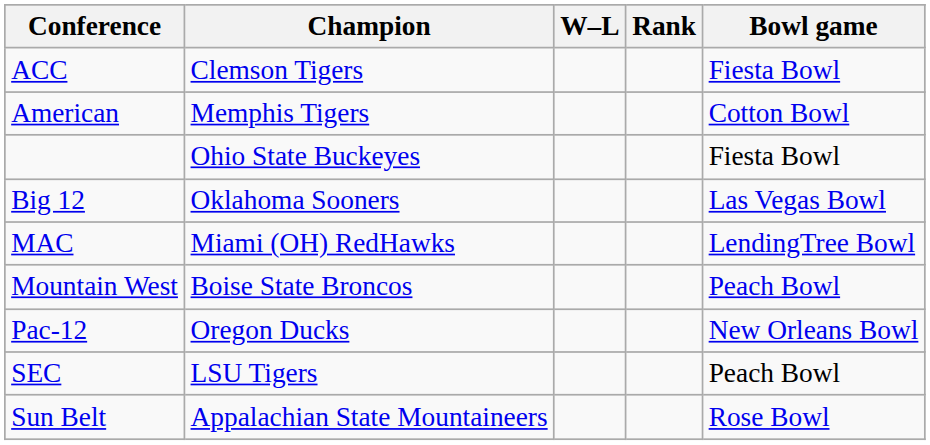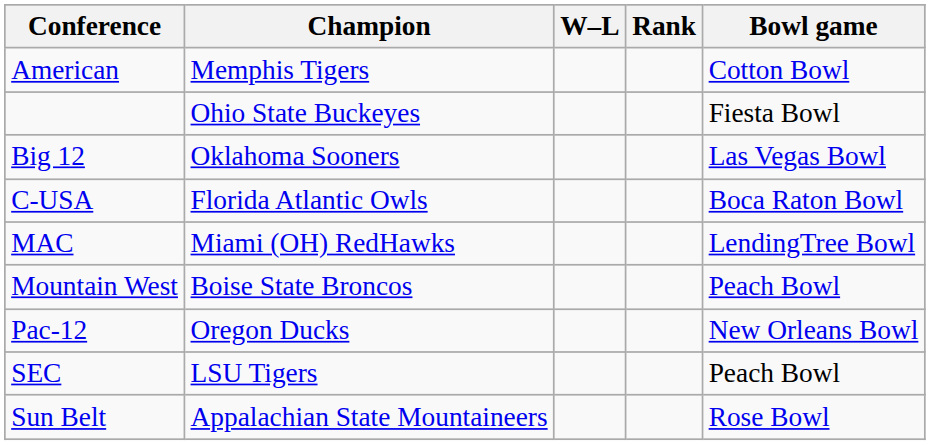- row: (39, 69)
+ row: (52, 199)
